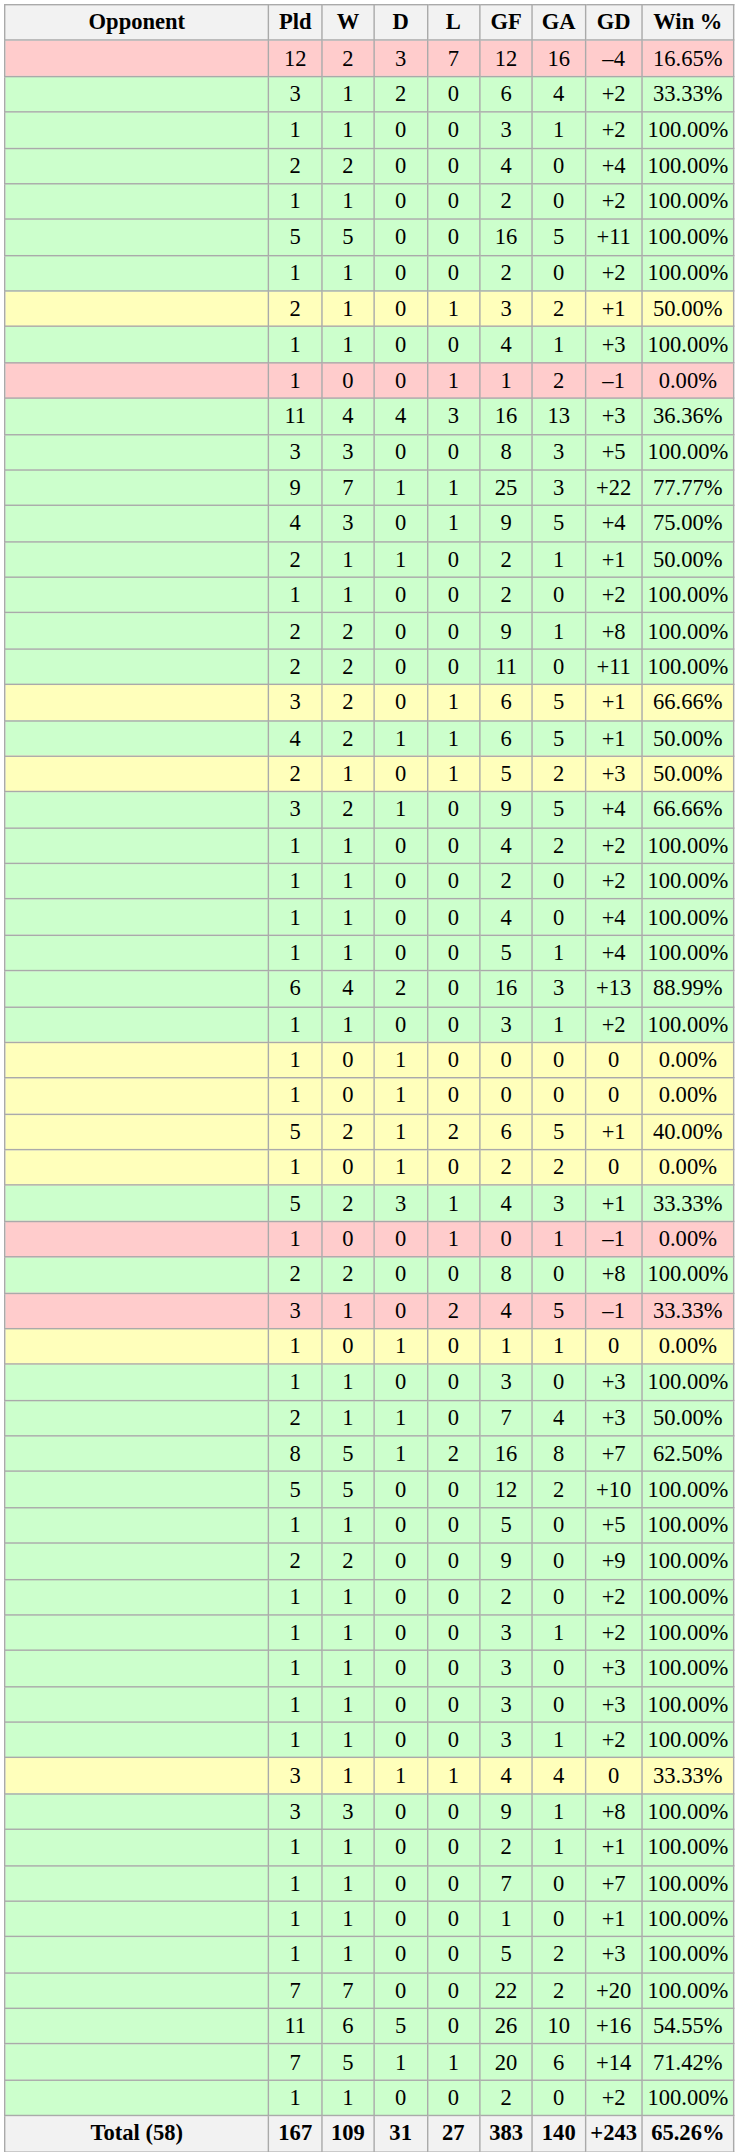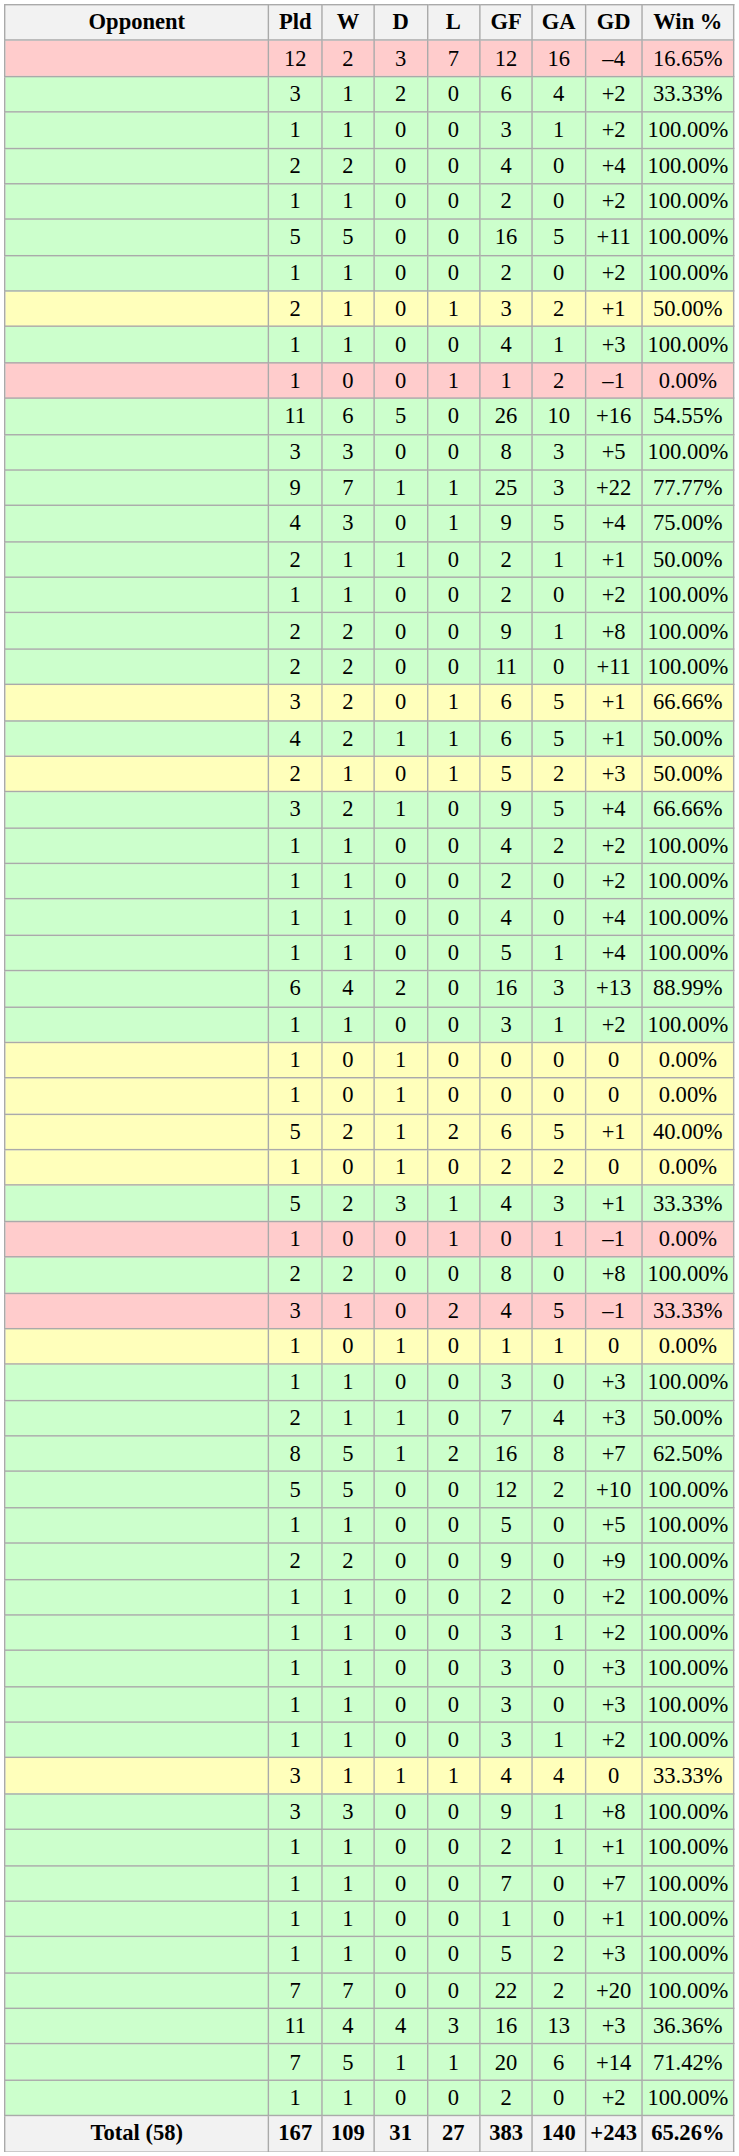rows swapped: (295, 2025) <-> (295, 415)
